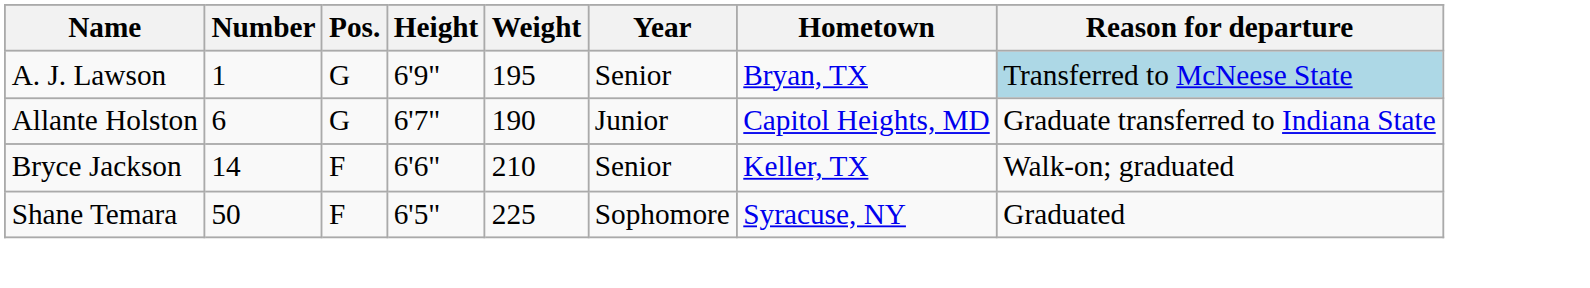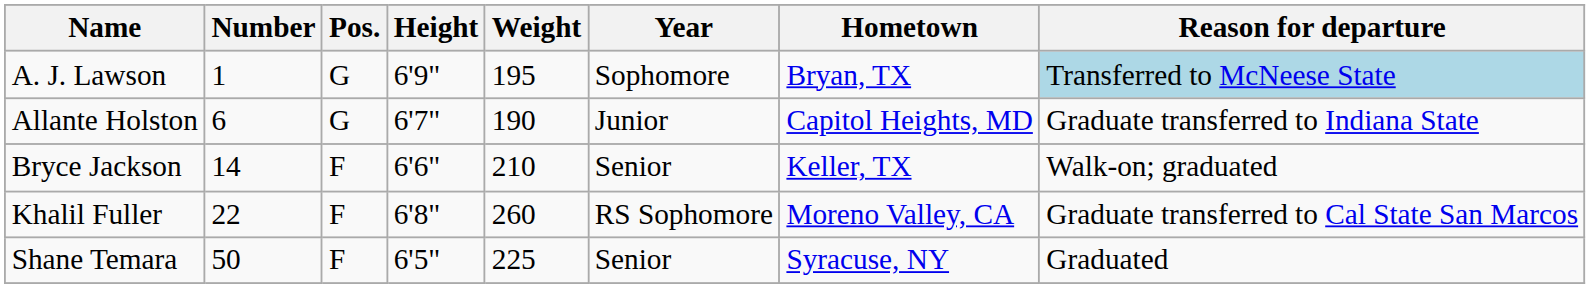(633, 74) Senior -> (662, 74) Sophomore
+ row: (87, 213)
(662, 213) Sophomore -> (633, 259) Senior
